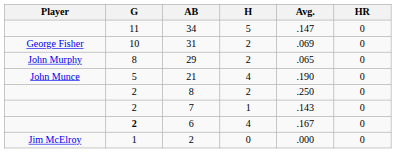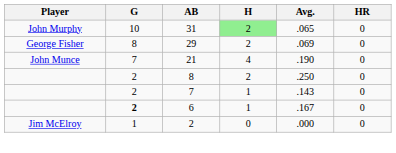- row: (191, 28)
(55, 44) George Fisher -> (55, 28) John Murphy
(248, 44) no background -> (248, 28) lightgreen background
(305, 44) .069 -> (305, 28) .065
(55, 60) John Murphy -> (55, 44) George Fisher
(305, 60) .065 -> (305, 44) .069
(134, 76) 5 -> (134, 60) 7
(248, 124) 4 -> (248, 108) 1
